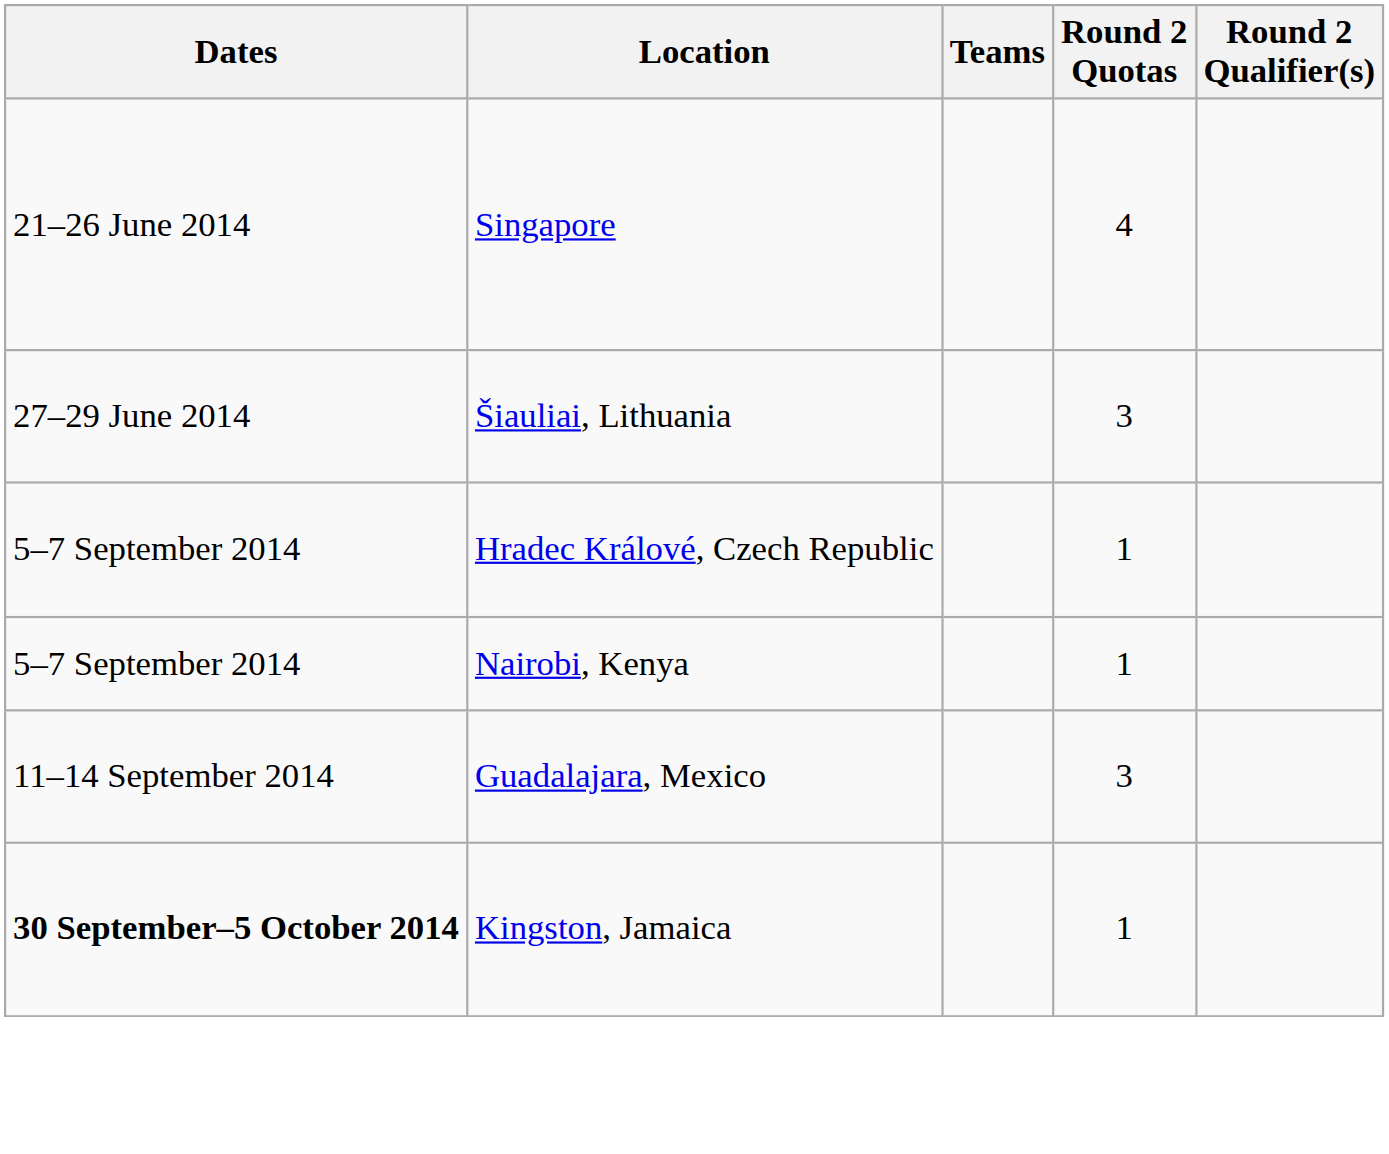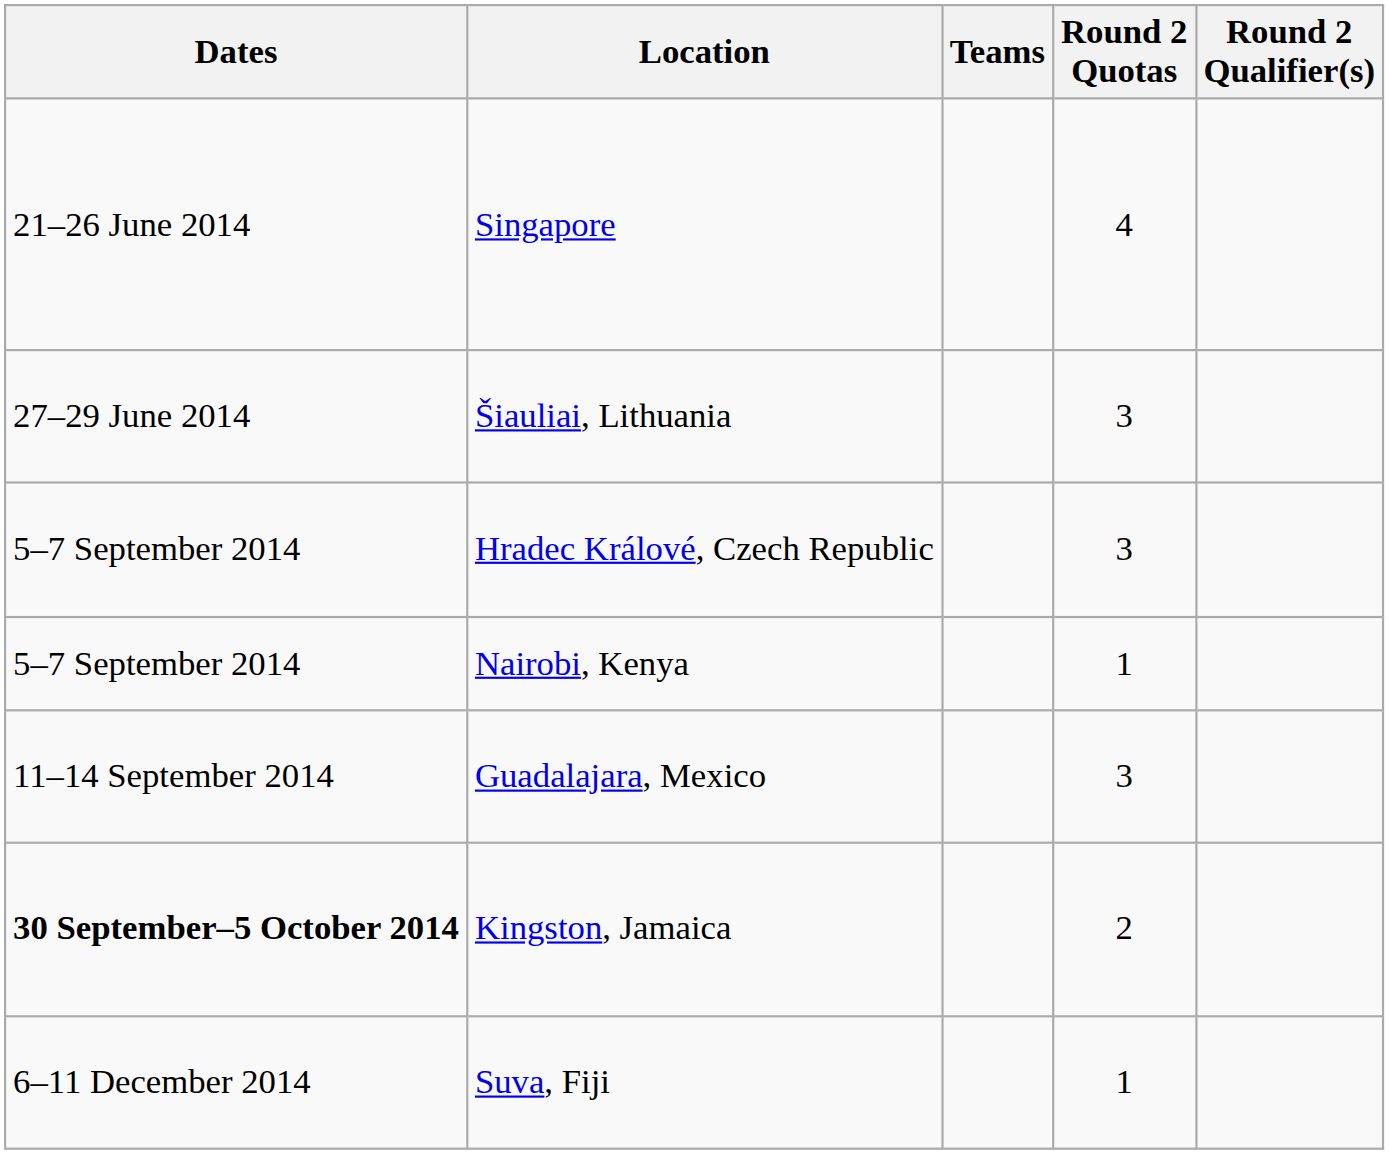(1124, 548) 1 -> (1124, 548) 3
(1124, 928) 1 -> (1124, 928) 2
+ row: (542, 1081)
